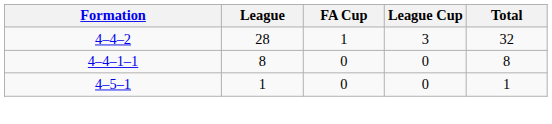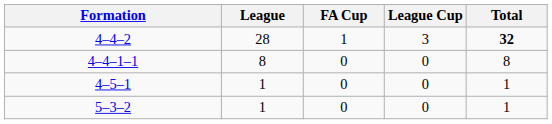(507, 38) normal -> (507, 38) bold
+ row: (113, 107)
